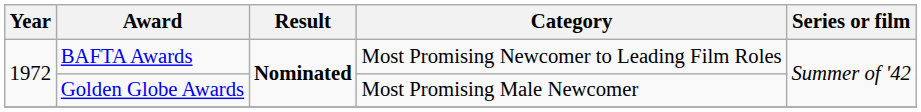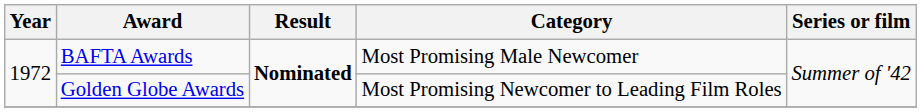(572, 56) Most Promising Newcomer to Leading Film Roles -> (500, 56) Most Promising Male Newcomer
(500, 90) Most Promising Male Newcomer -> (572, 90) Most Promising Newcomer to Leading Film Roles
